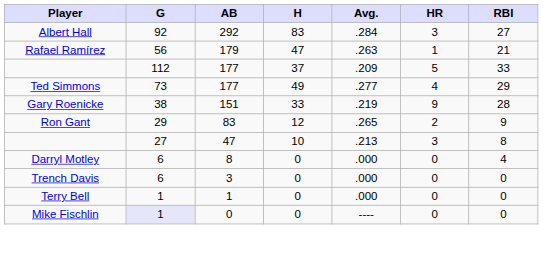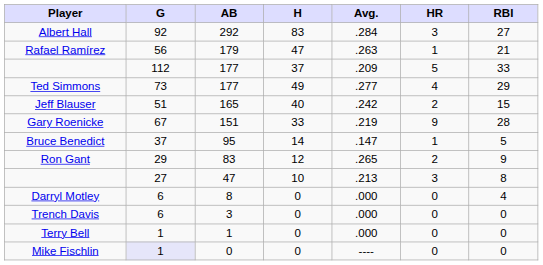+ row: (65, 104)
(161, 104) 38 -> (161, 123) 67
+ row: (65, 141)
